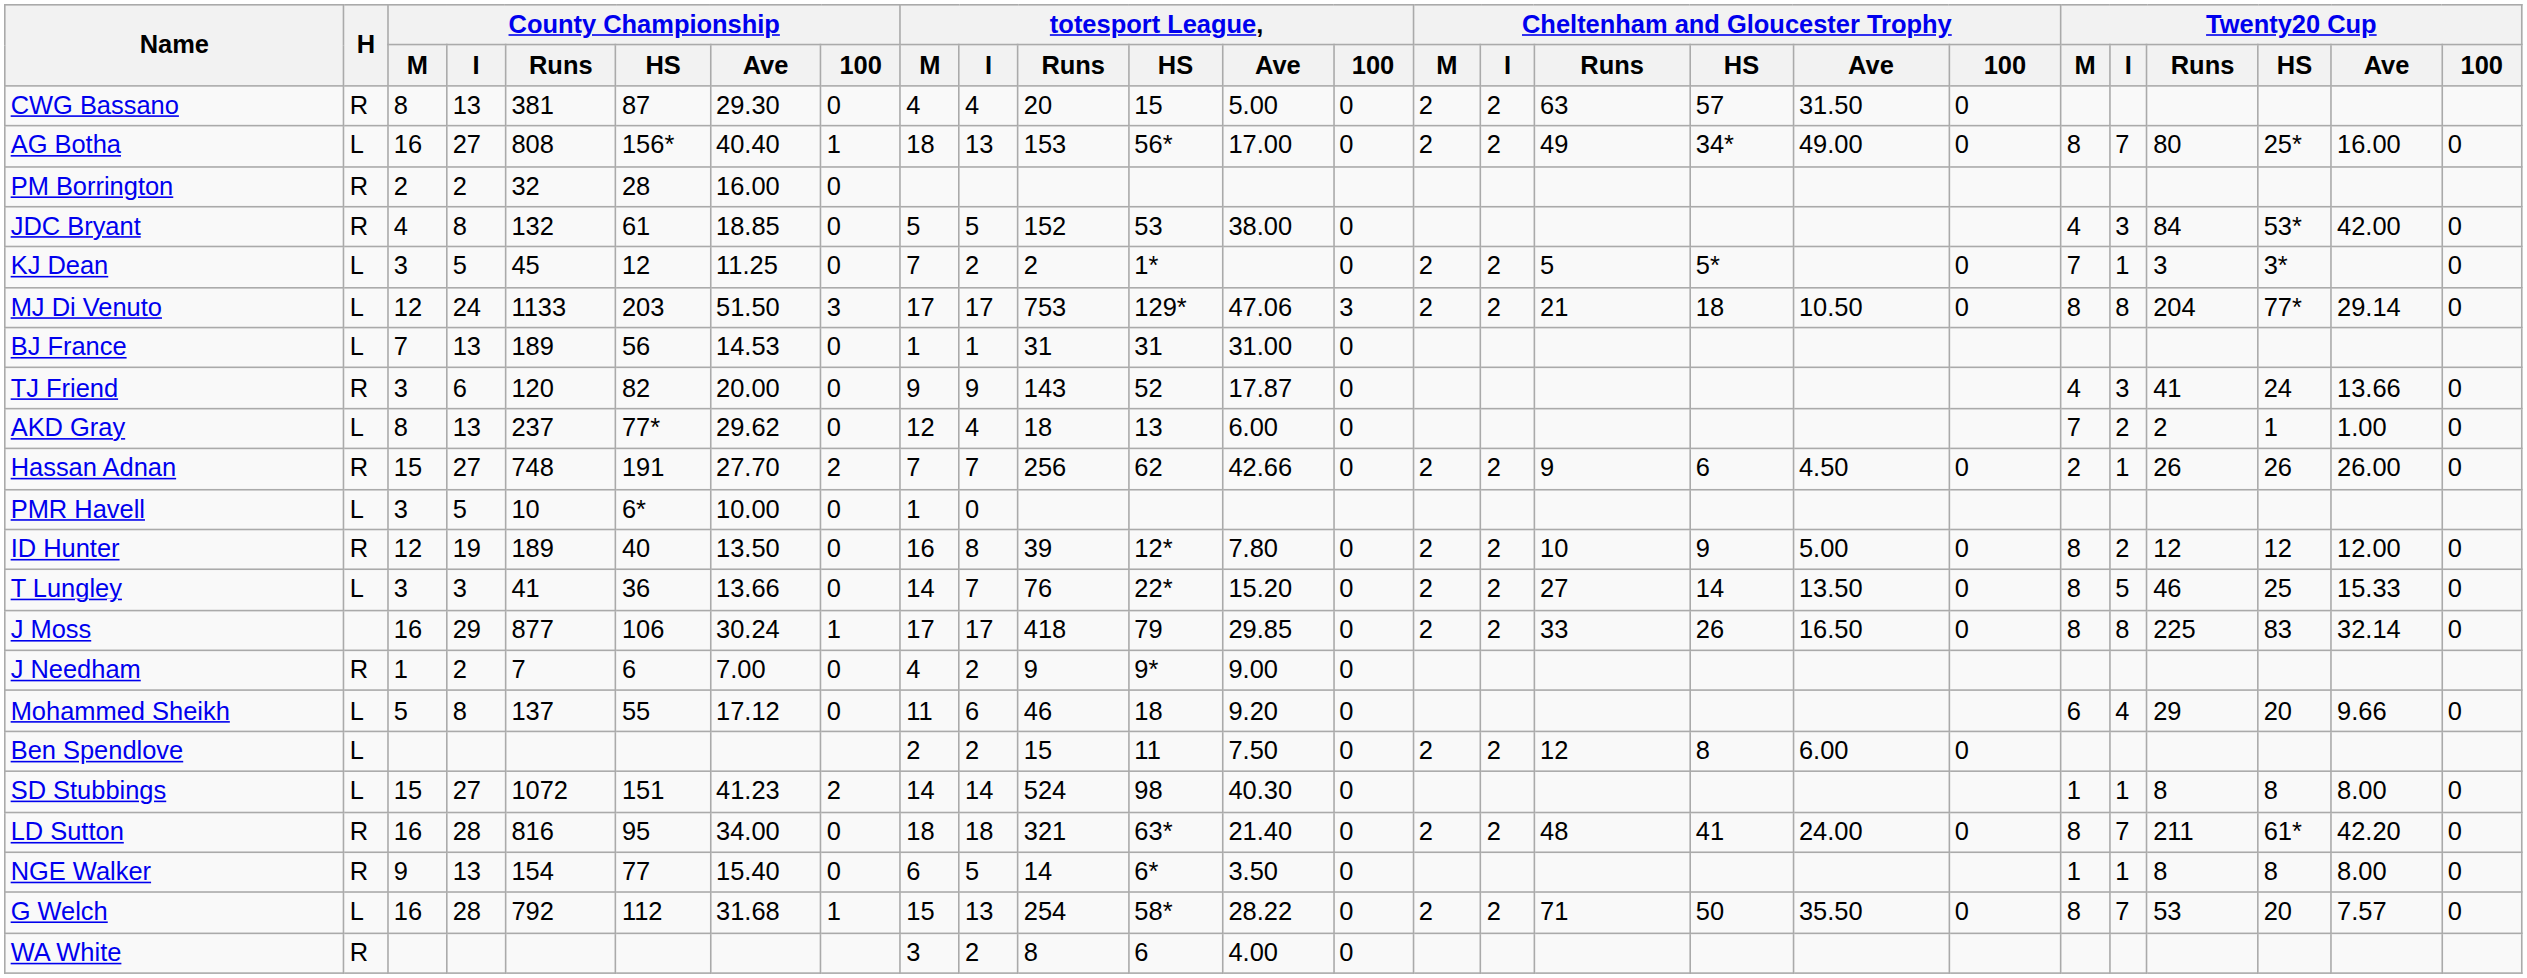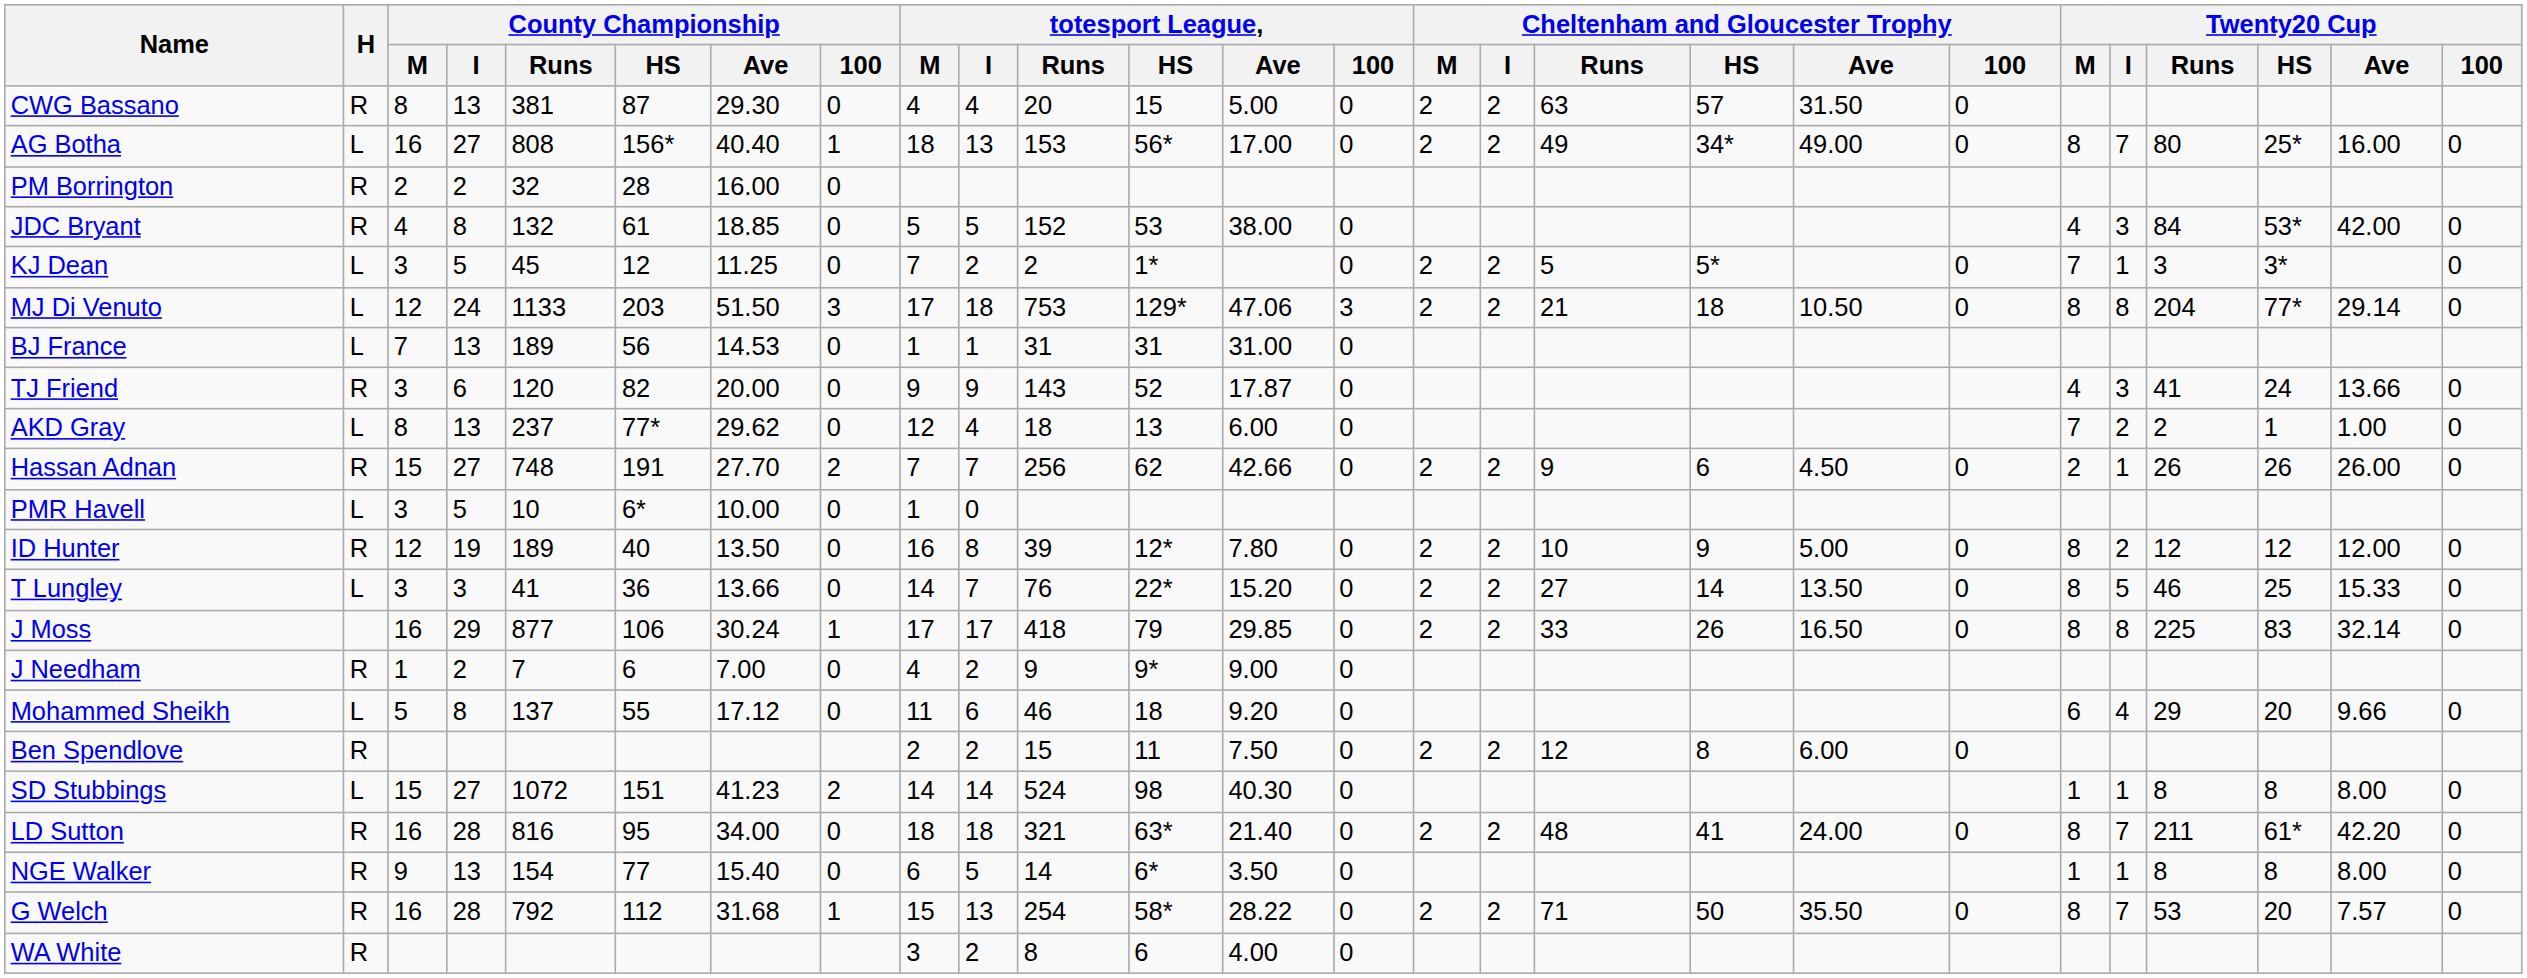(979, 307) 17 -> (979, 307) 18
(357, 750) L -> (359, 750) R
(357, 912) L -> (359, 912) R
